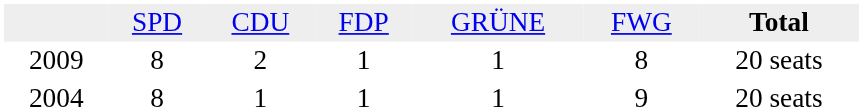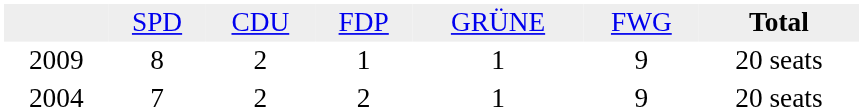(641, 60) 8 -> (641, 60) 9
(157, 97) 8 -> (157, 97) 7
(260, 97) 1 -> (260, 97) 2
(364, 97) 1 -> (364, 97) 2
